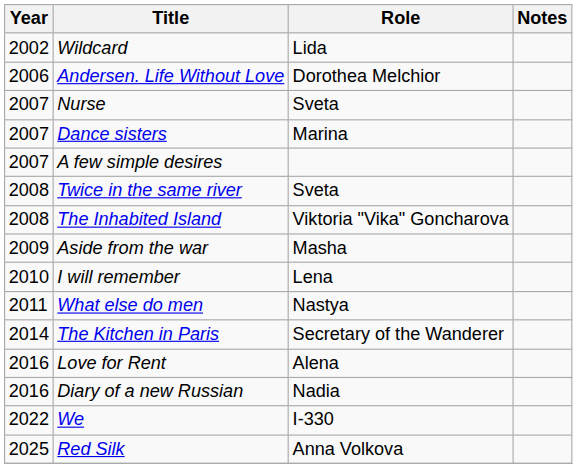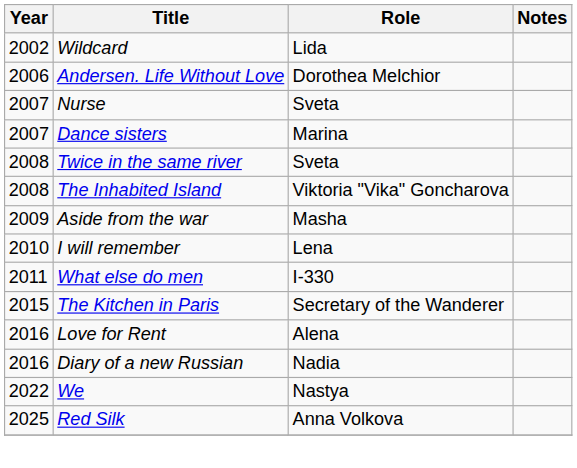- row: (140, 162)
(321, 305) Nastya -> (313, 276) I-330
(29, 334) 2014 -> (29, 305) 2015
(313, 420) I-330 -> (321, 391) Nastya
